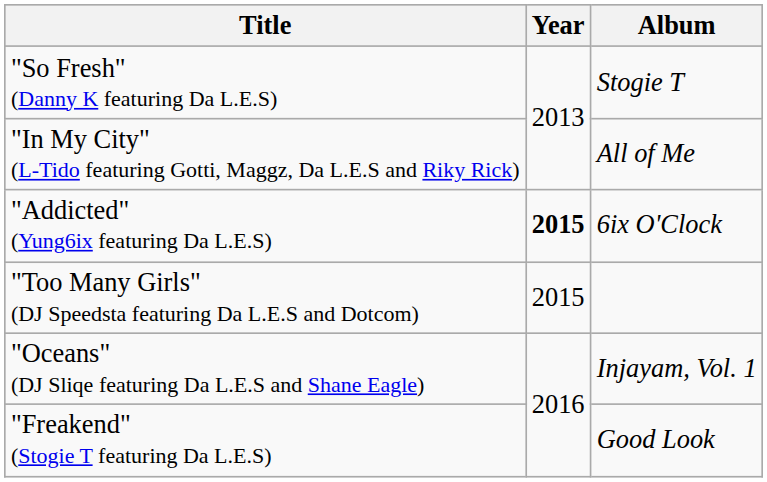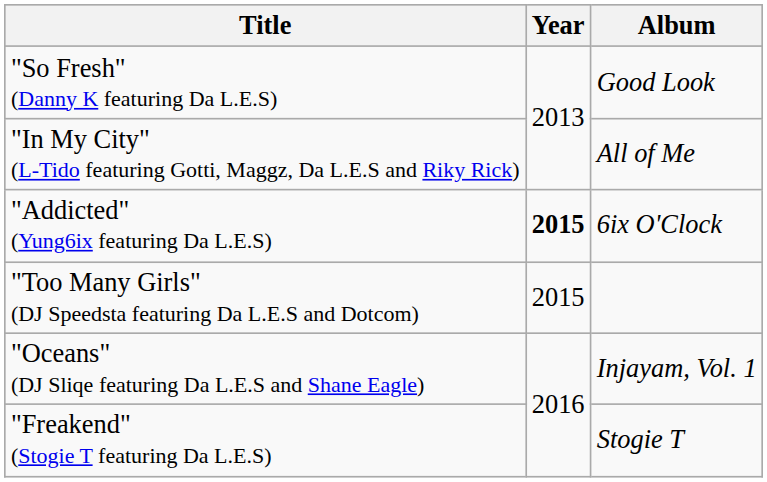(640, 82) Stogie T -> (656, 82) Good Look
(656, 439) Good Look -> (640, 439) Stogie T
